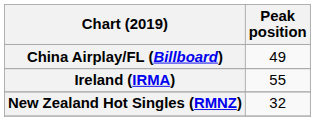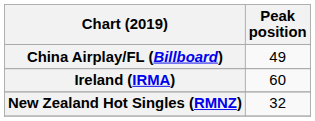(278, 80) 55 -> (278, 80) 60
